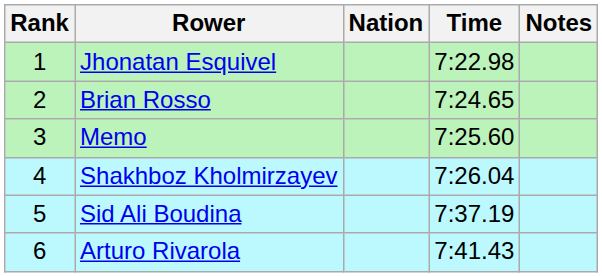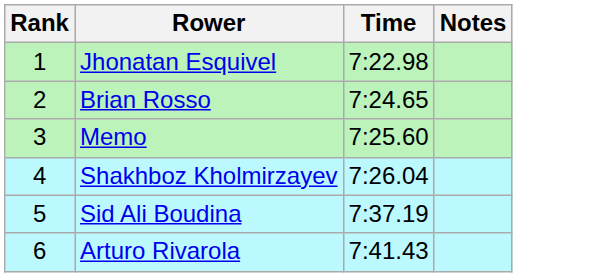- column: (386, 23)
